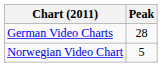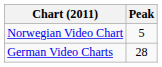rows swapped: (60, 33) <-> (65, 52)
